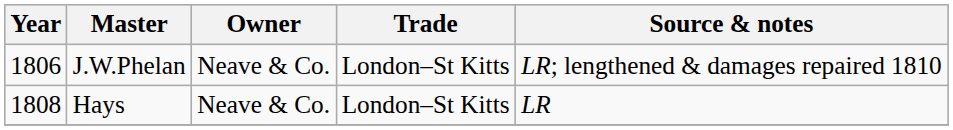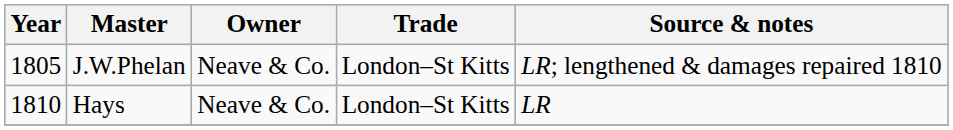(36, 64) 1806 -> (36, 64) 1805
(36, 104) 1808 -> (36, 104) 1810
